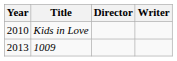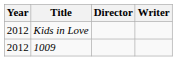(18, 30) 2010 -> (18, 30) 2012
(18, 47) 2013 -> (18, 47) 2012
